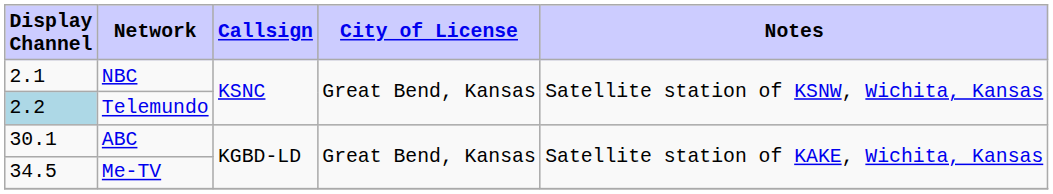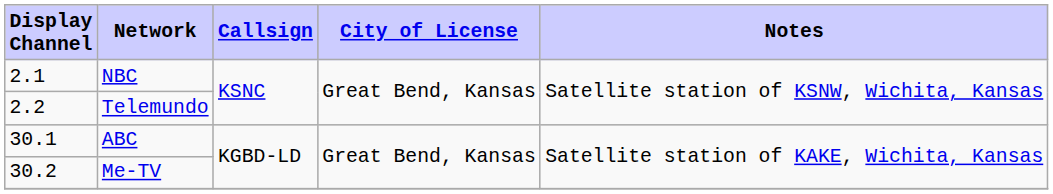(27, 108) lightblue background -> (27, 108) no background
(33, 172) 34.5 -> (33, 172) 30.2
